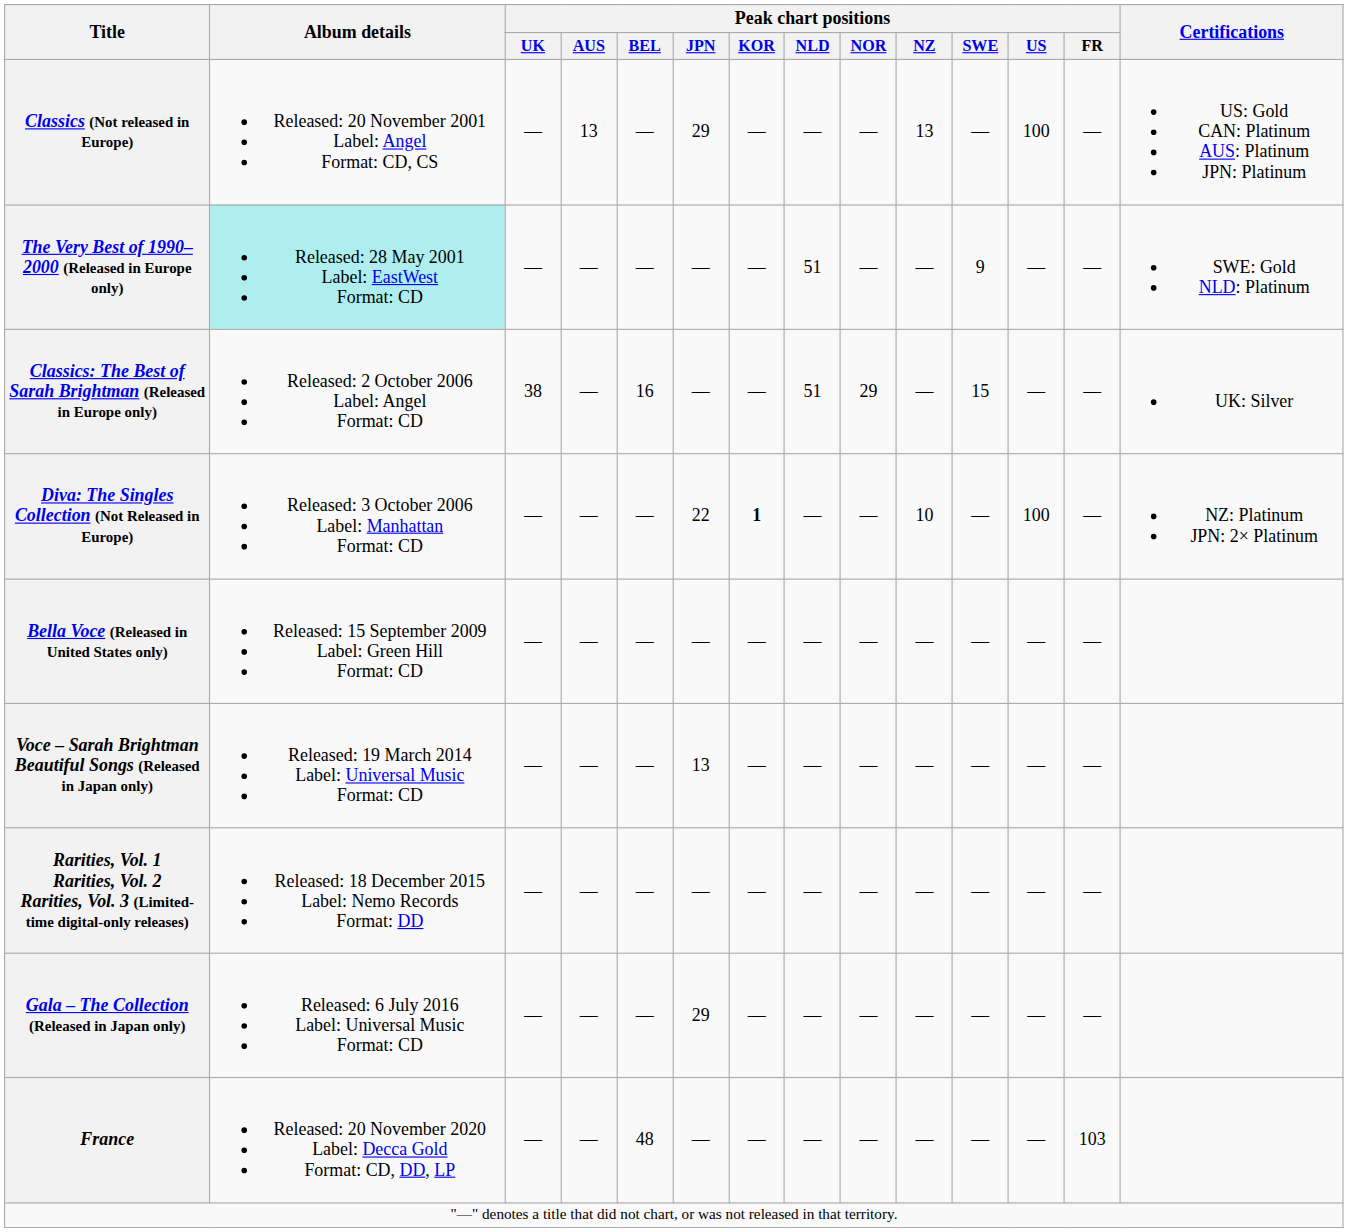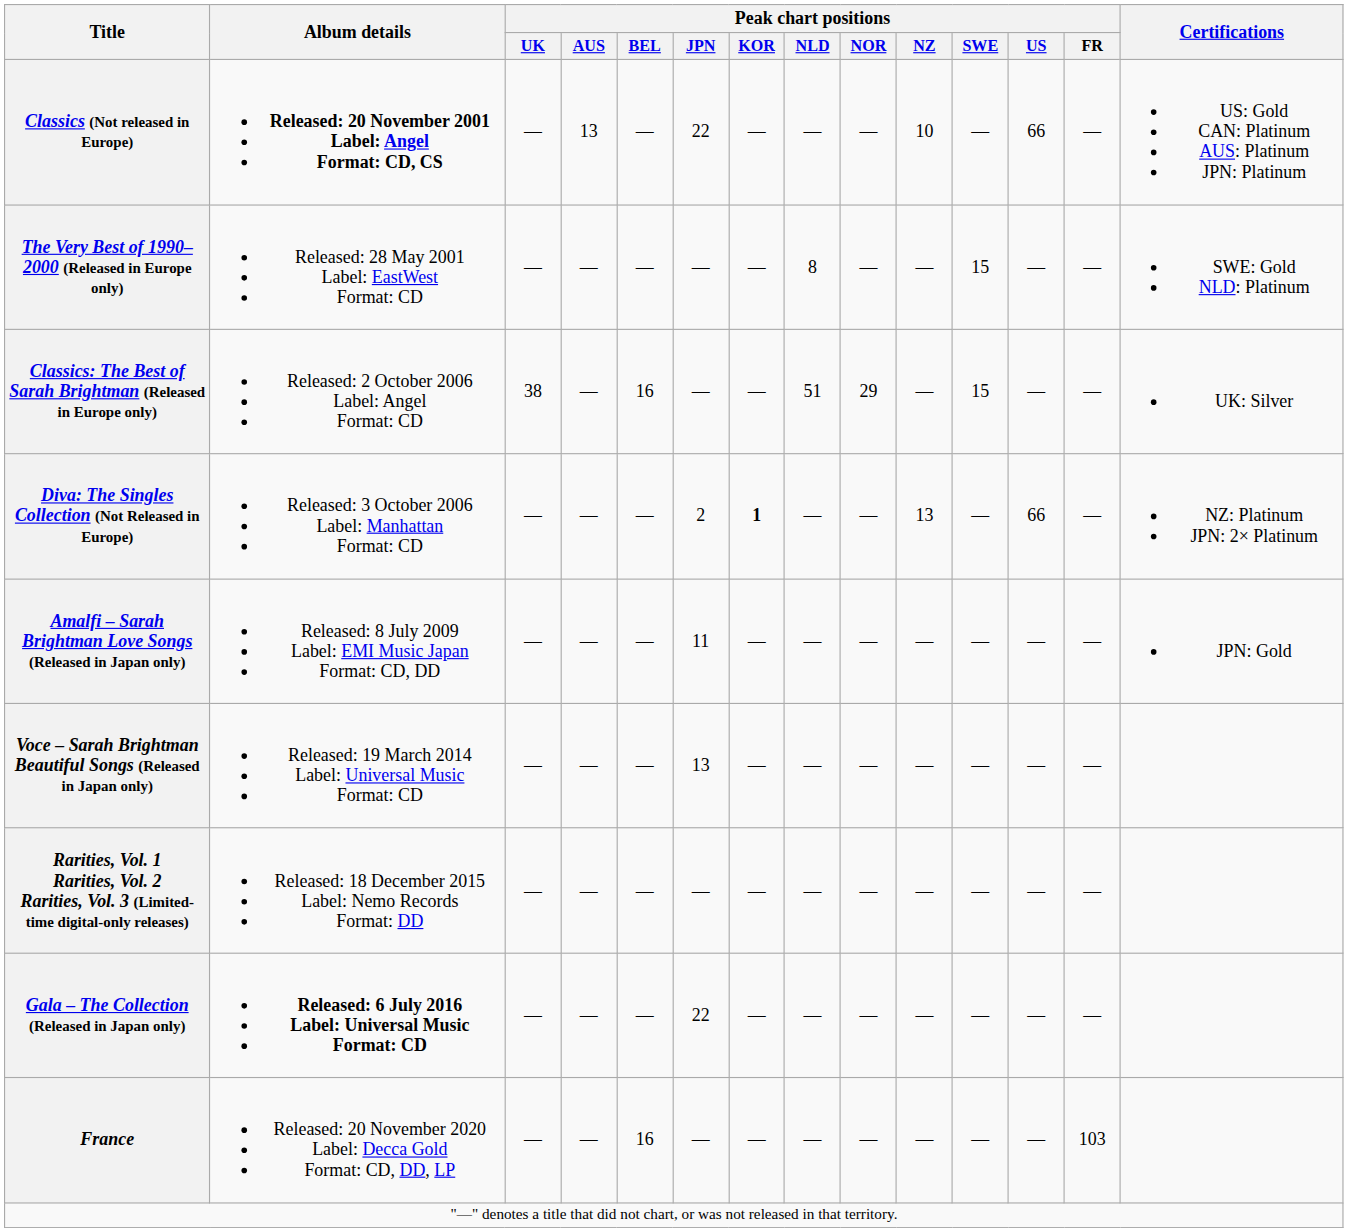(357, 142) normal -> (357, 142) bold
(701, 131) 29 -> (701, 131) 22
(924, 131) 13 -> (924, 131) 10
(1036, 131) 100 -> (1036, 131) 66
(357, 277) paleturquoise background -> (357, 277) no background
(813, 266) 51 -> (813, 266) 8
(980, 266) 9 -> (980, 266) 15
(701, 516) 22 -> (701, 516) 2
(924, 516) 10 -> (924, 516) 13
(1036, 516) 100 -> (1036, 516) 66
+ row: (107, 641)
- row: (107, 641)
(357, 1025) normal -> (357, 1025) bold
(701, 1015) 29 -> (701, 1015) 22
(645, 1139) 48 -> (645, 1139) 16
